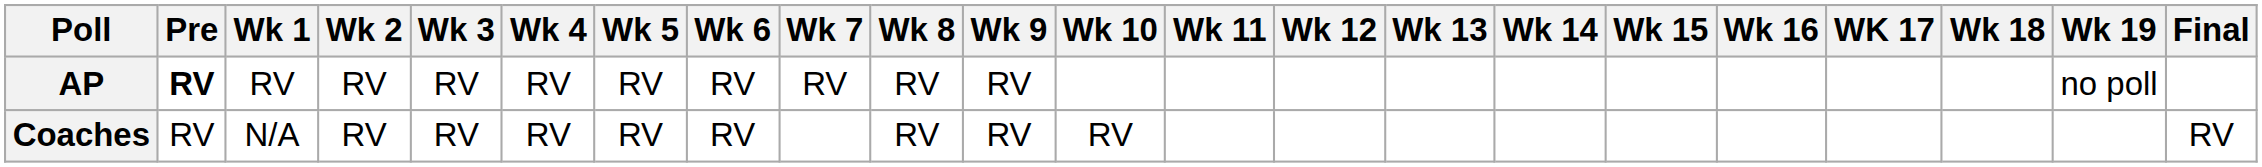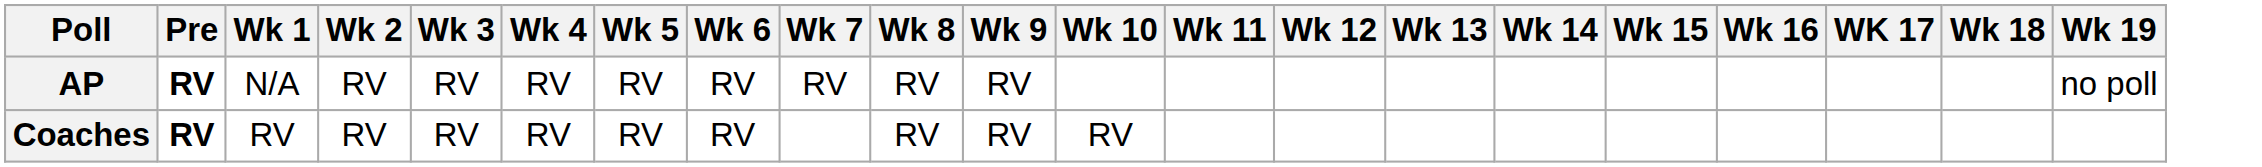- column: (2211, 30)
(272, 82) RV -> (272, 82) N/A
(192, 135) normal -> (192, 135) bold
(272, 135) N/A -> (272, 135) RV
